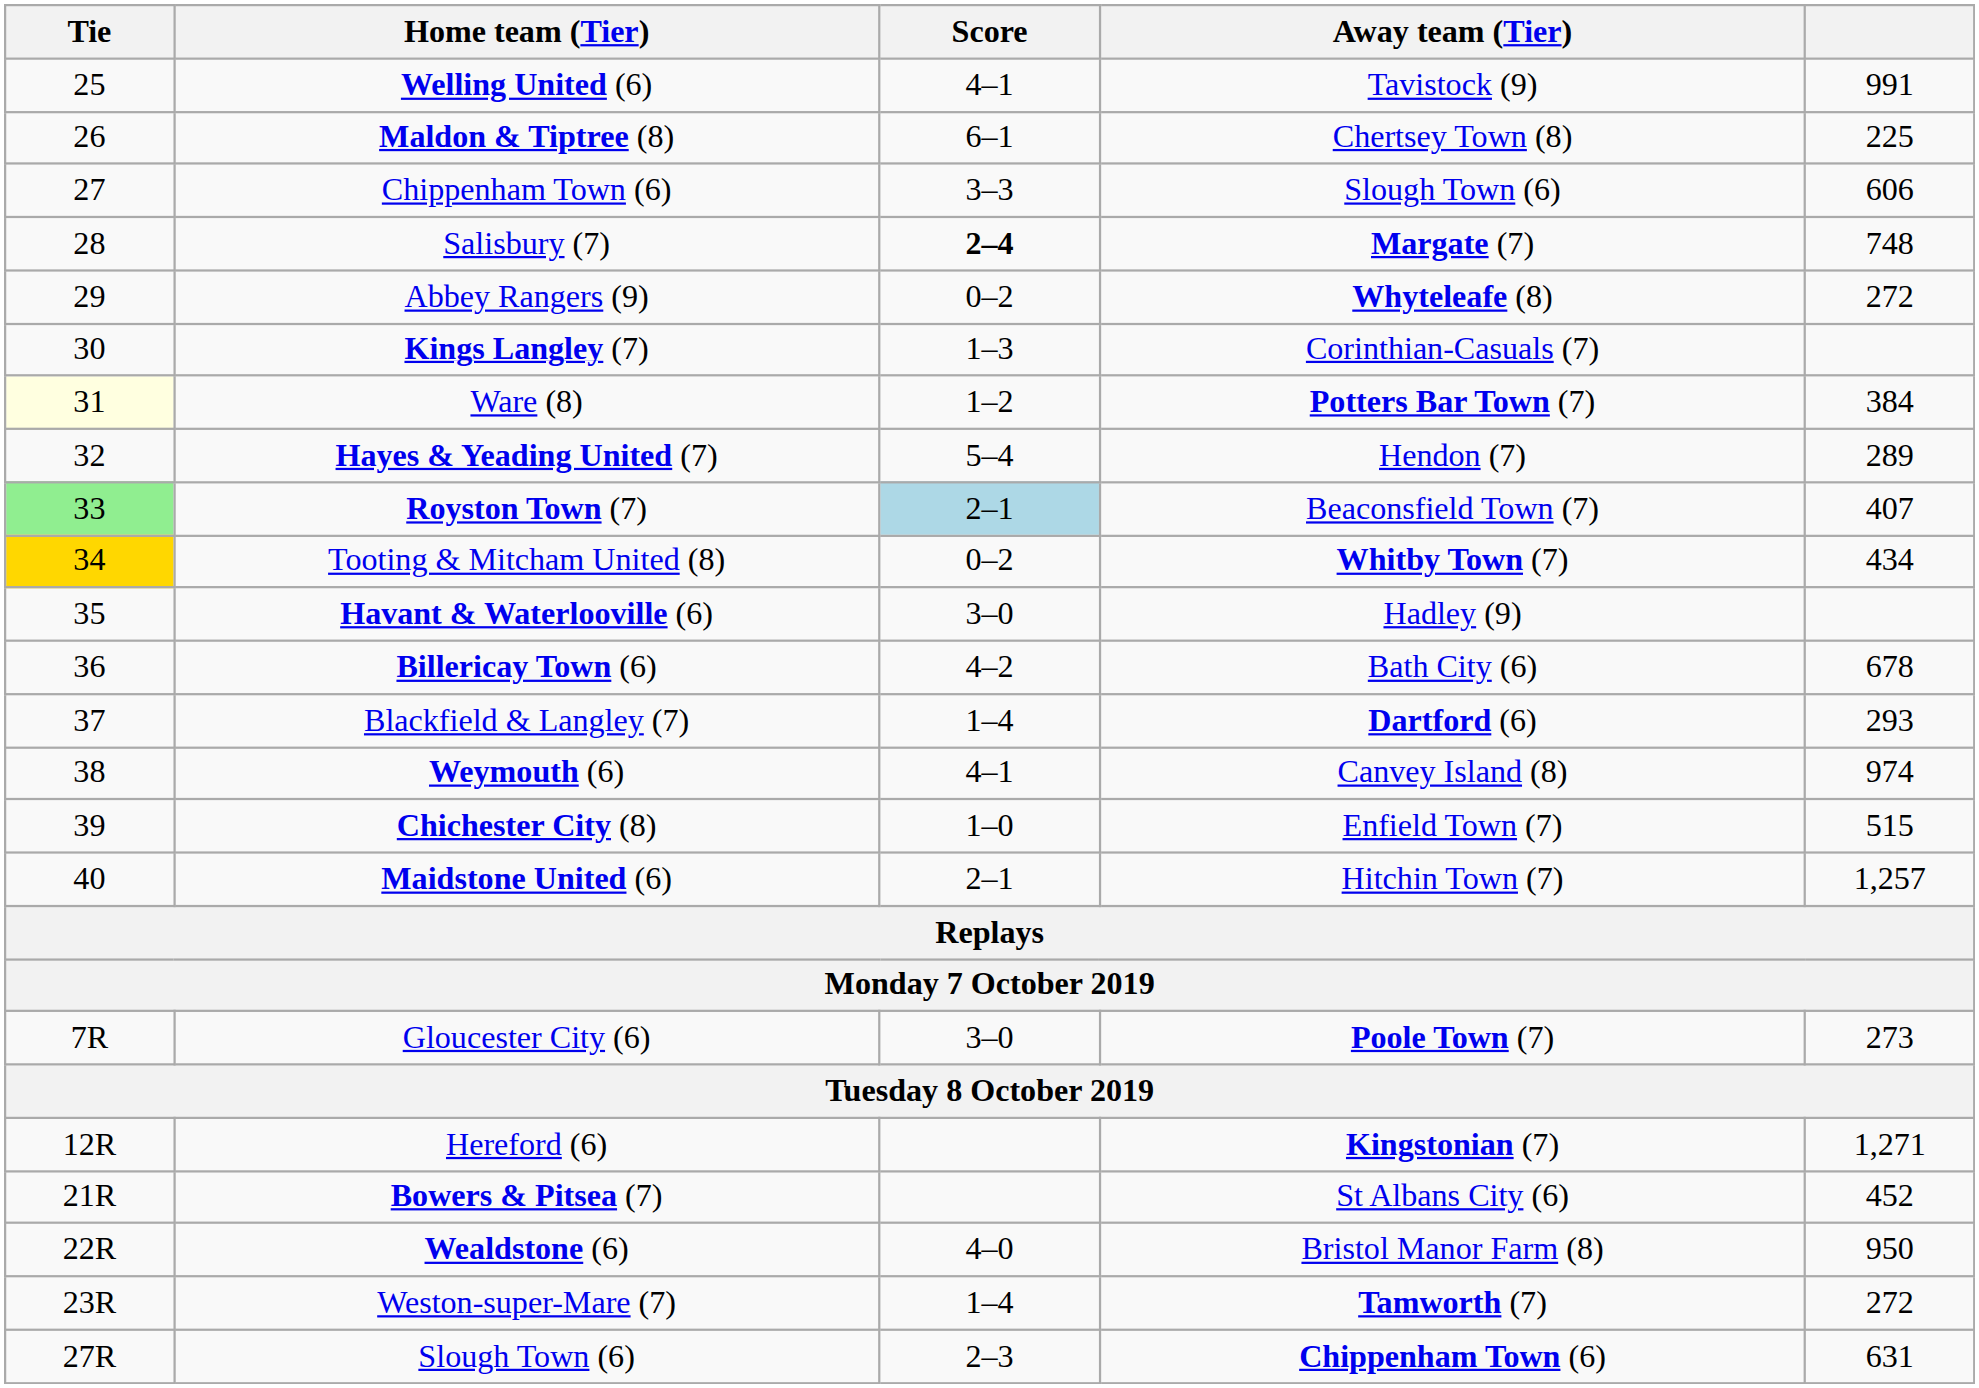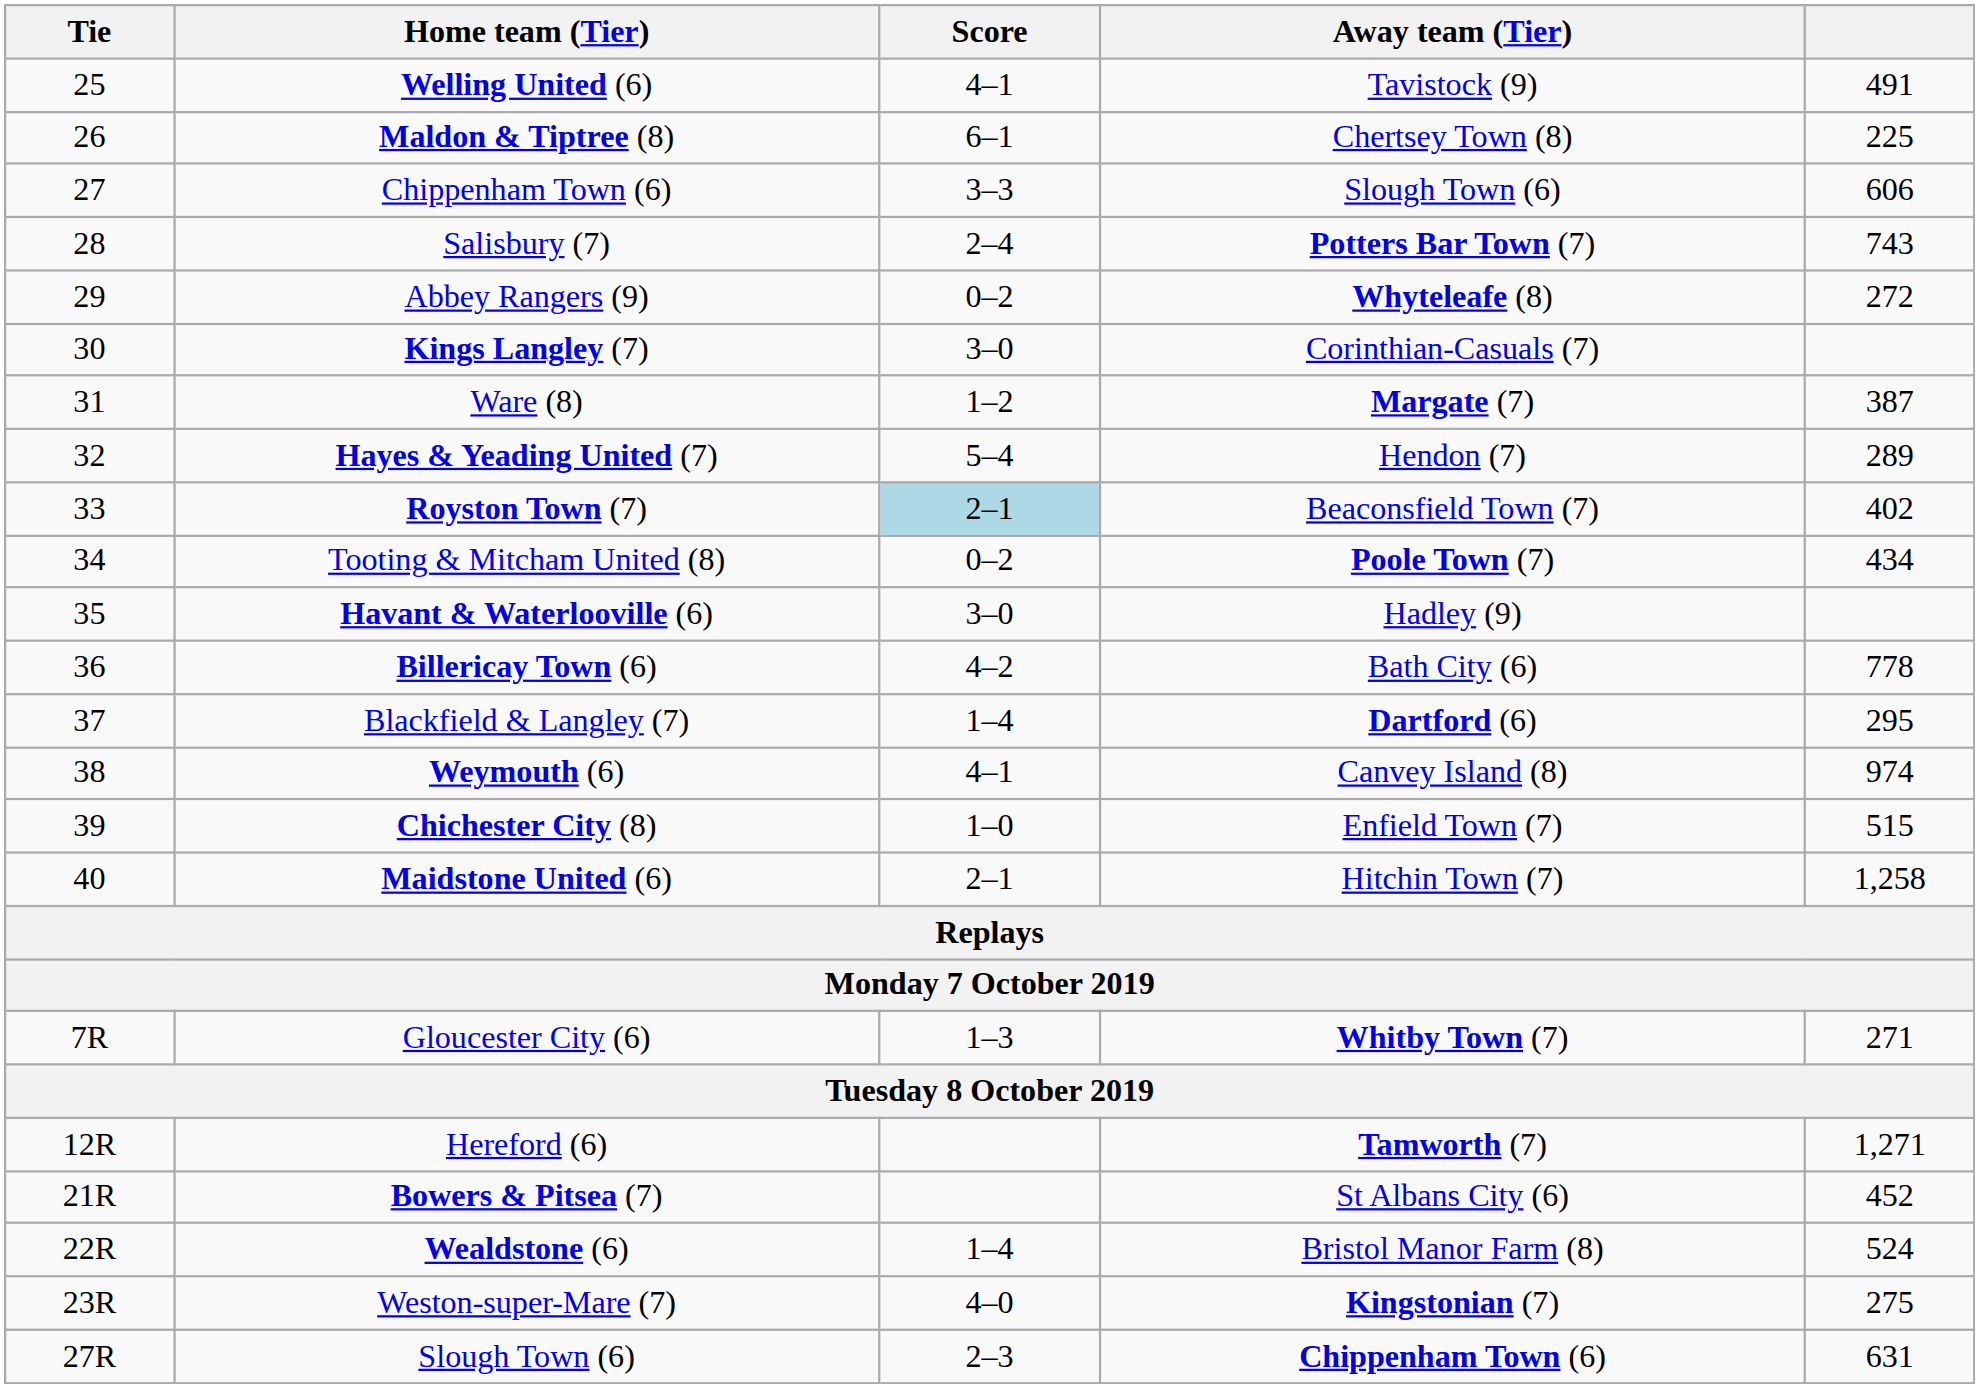(1890, 84) 991 -> (1890, 84) 491
(990, 243) bold -> (990, 243) normal
(1453, 243) Margate (7) -> (1453, 243) Potters Bar Town (7)
(1890, 243) 748 -> (1890, 243) 743
(990, 349) 1–3 -> (990, 349) 3–0
(89, 402) lightyellow background -> (89, 402) no background
(1453, 402) Potters Bar Town (7) -> (1453, 402) Margate (7)
(1890, 402) 384 -> (1890, 402) 387
(89, 508) lightgreen background -> (89, 508) no background
(1890, 508) 407 -> (1890, 508) 402
(89, 560) gold background -> (89, 560) no background
(1453, 560) Whitby Town (7) -> (1453, 560) Poole Town (7)
(1890, 666) 678 -> (1890, 666) 778
(1890, 719) 293 -> (1890, 719) 295
(1890, 878) 1,257 -> (1890, 878) 1,258
(990, 1037) 3–0 -> (990, 1037) 1–3
(1453, 1037) Poole Town (7) -> (1453, 1037) Whitby Town (7)
(1890, 1037) 273 -> (1890, 1037) 271
(1453, 1143) Kingstonian (7) -> (1453, 1143) Tamworth (7)
(990, 1249) 4–0 -> (990, 1249) 1–4
(1890, 1249) 950 -> (1890, 1249) 524
(990, 1302) 1–4 -> (990, 1302) 4–0
(1453, 1302) Tamworth (7) -> (1453, 1302) Kingstonian (7)
(1890, 1302) 272 -> (1890, 1302) 275
